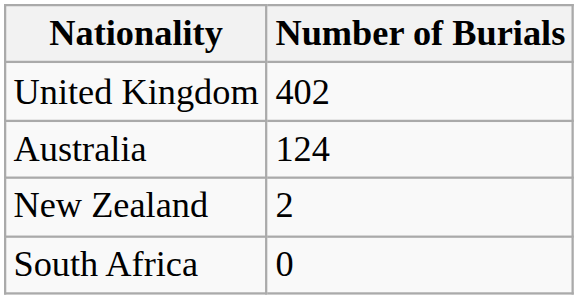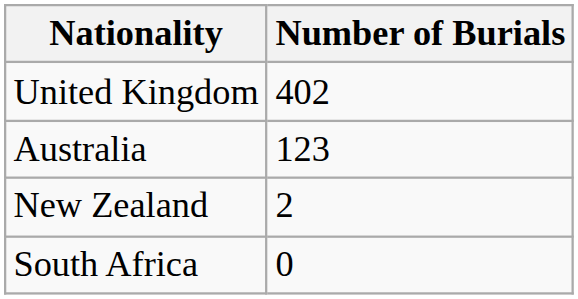(303, 148) 124 -> (303, 148) 123
